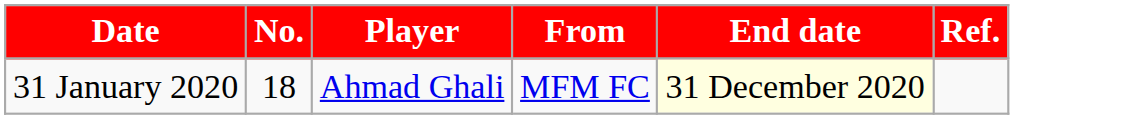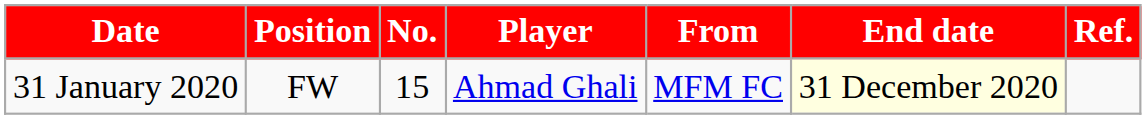+ column: (313, 31)
(279, 85) 18 -> (412, 85) 15
